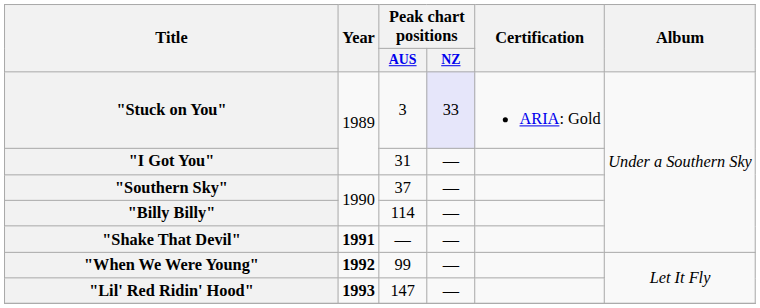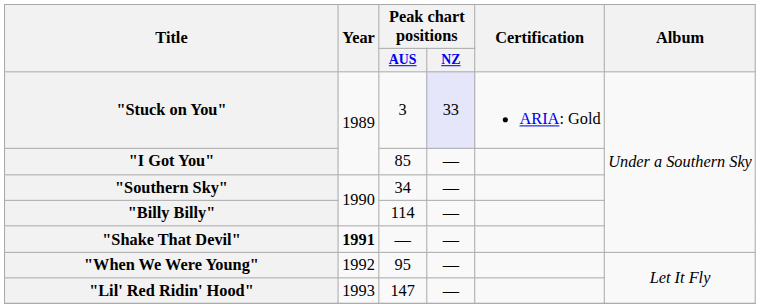(403, 161) 31 -> (403, 161) 85
(403, 187) 37 -> (403, 187) 34
(359, 264) bold -> (359, 264) normal
(403, 264) 99 -> (403, 264) 95
(359, 290) bold -> (359, 290) normal
